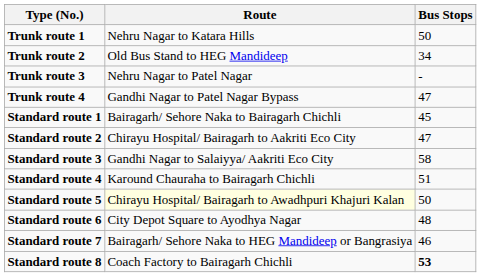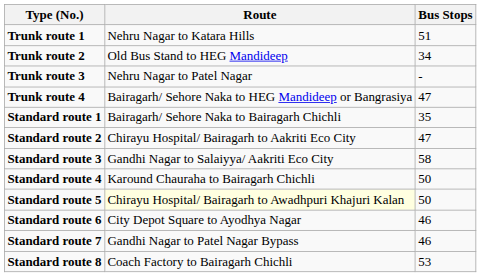(425, 35) 50 -> (425, 35) 51
(203, 96) Gandhi Nagar to Patel Nagar Bypass -> (260, 96) Bairagarh/ Sehore Naka to HEG Mandideep or Bangrasiya
(425, 117) 45 -> (425, 117) 35
(425, 179) 51 -> (425, 179) 50
(425, 220) 48 -> (425, 220) 46
(260, 240) Bairagarh/ Sehore Naka to HEG Mandideep or Bangrasiya -> (203, 240) Gandhi Nagar to Patel Nagar Bypass
(425, 261) bold -> (425, 261) normal
